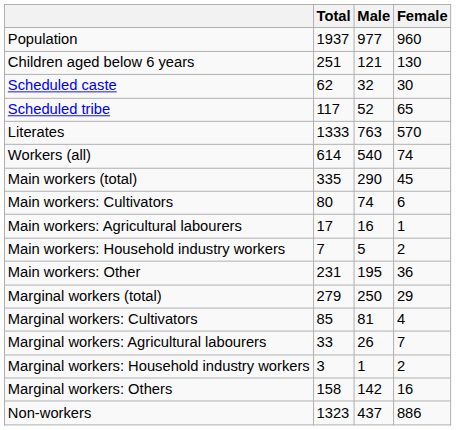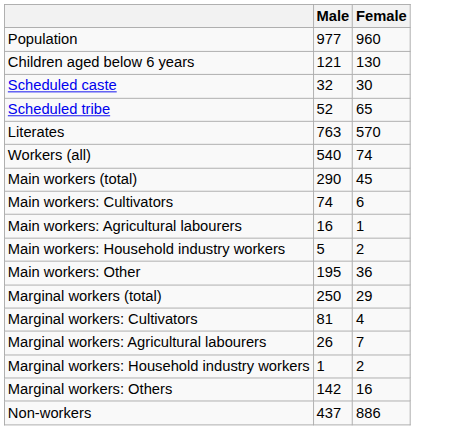- column: (334, 16)
